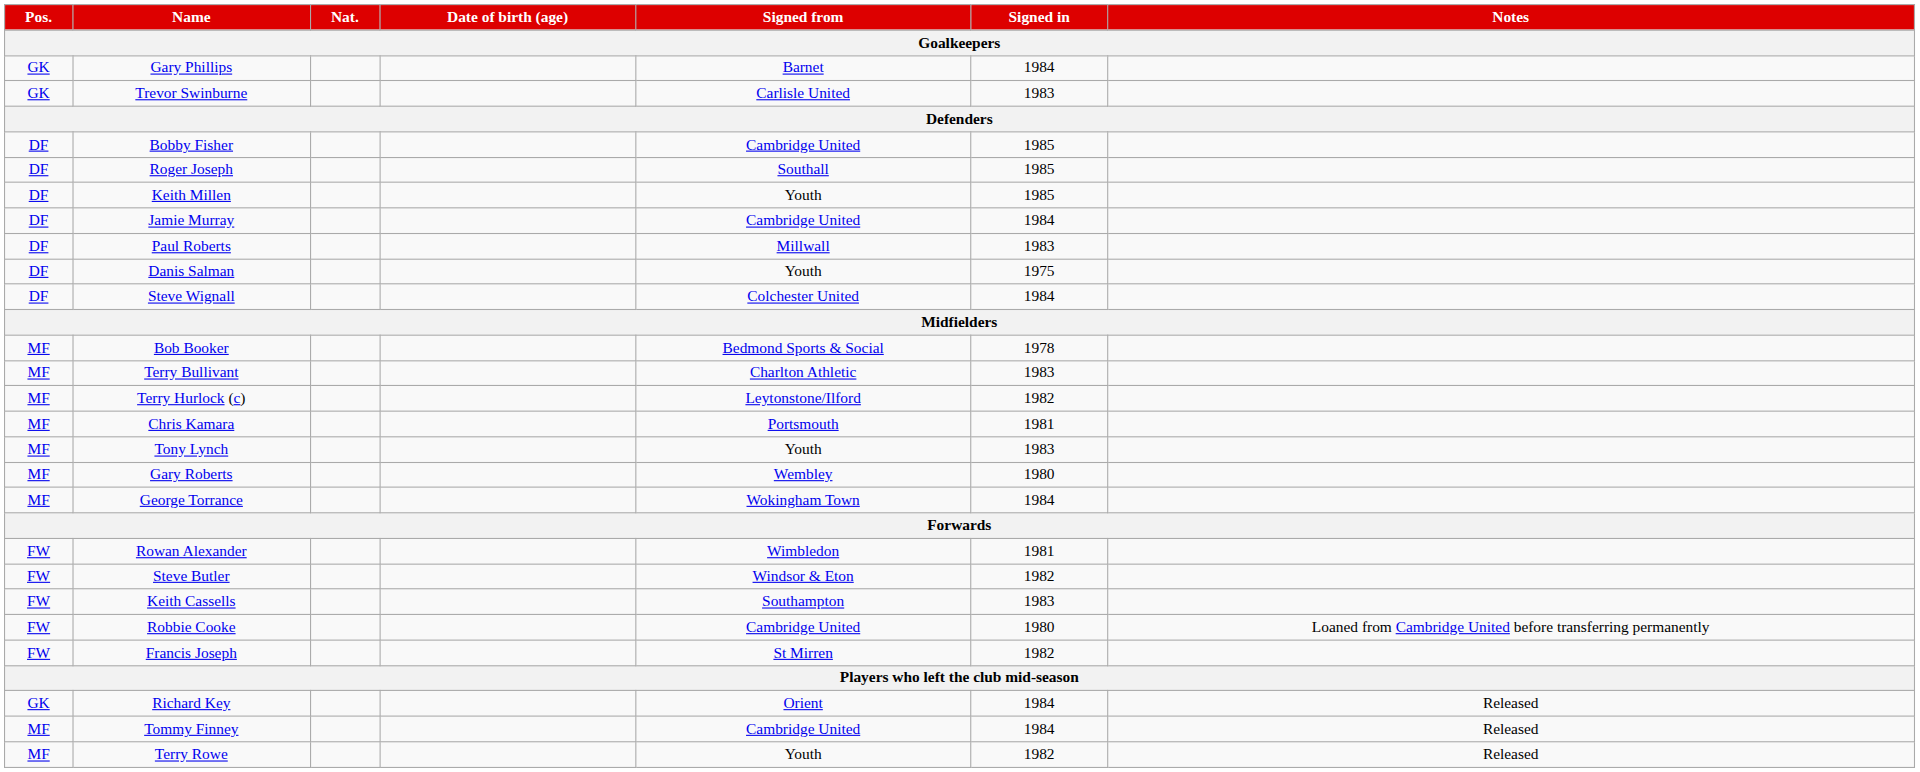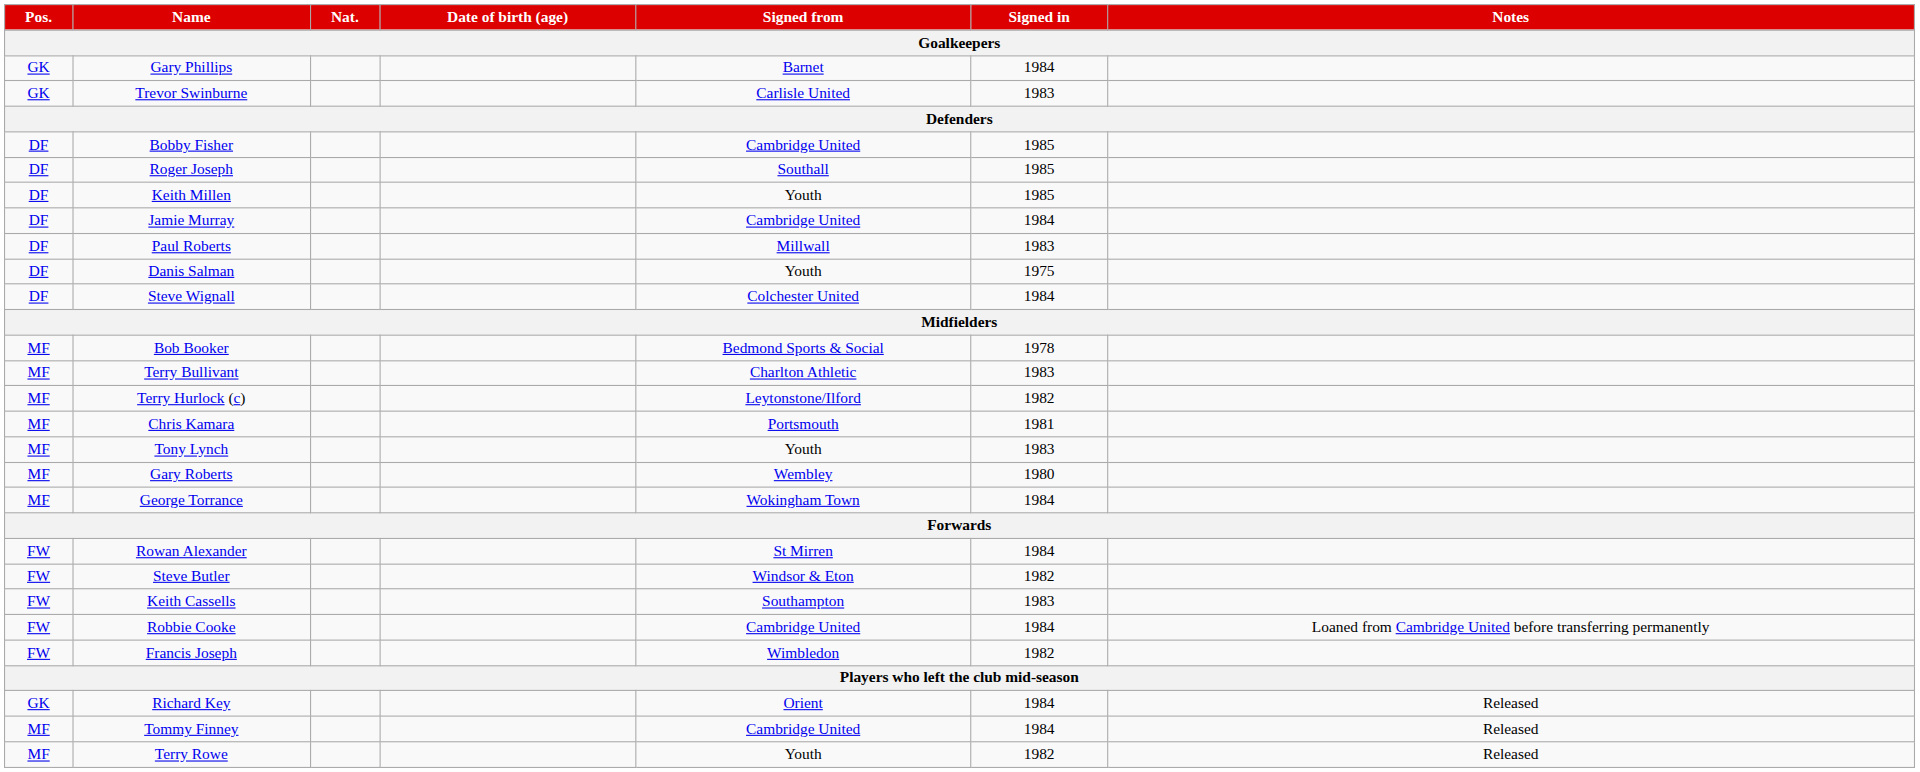(803, 551) Wimbledon -> (803, 551) St Mirren
(1039, 551) 1981 -> (1039, 551) 1984
(1039, 627) 1980 -> (1039, 627) 1984
(803, 652) St Mirren -> (803, 652) Wimbledon
